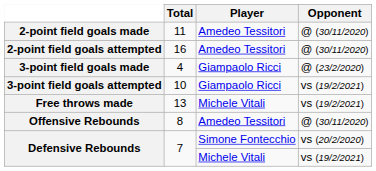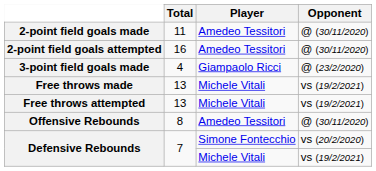- row: (84, 85)
+ row: (84, 103)
